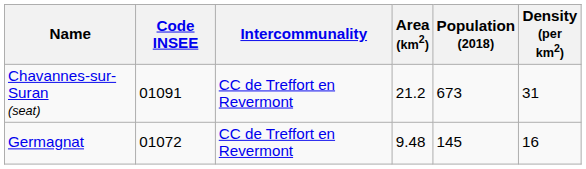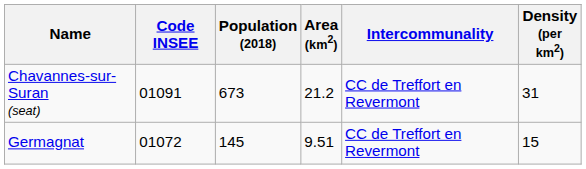columns swapped: (304, 34) <-> (476, 34)
(411, 143) 9.48 -> (319, 143) 9.51
(531, 143) 16 -> (531, 143) 15
